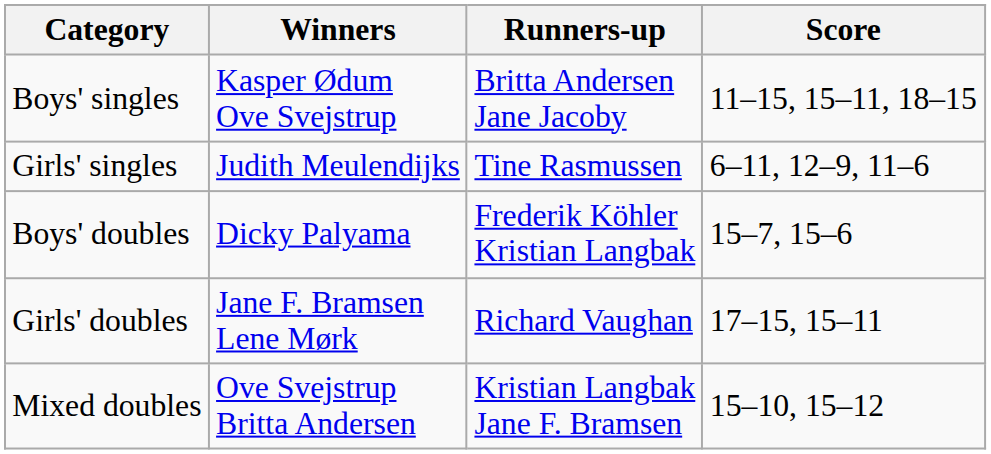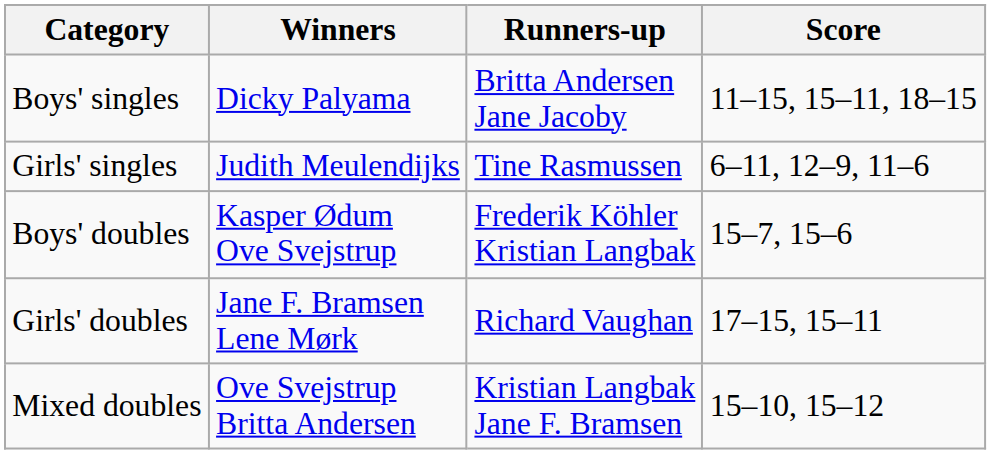(306, 97) Kasper Ødum Ove Svejstrup -> (313, 97) Dicky Palyama
(313, 233) Dicky Palyama -> (306, 233) Kasper Ødum Ove Svejstrup
